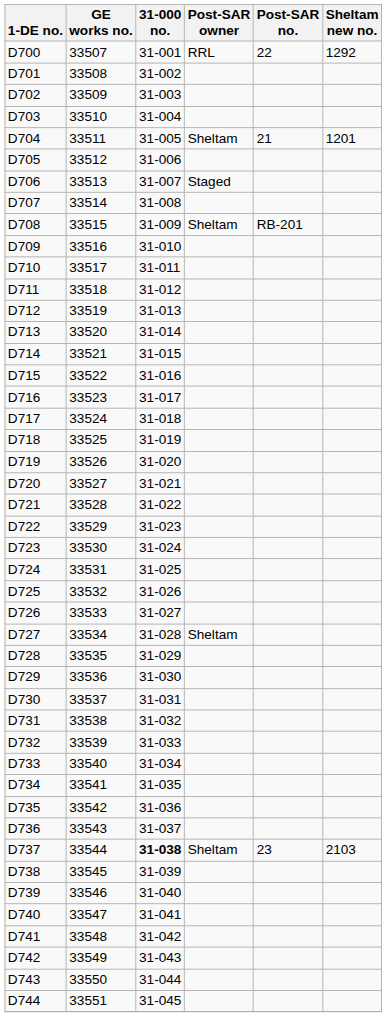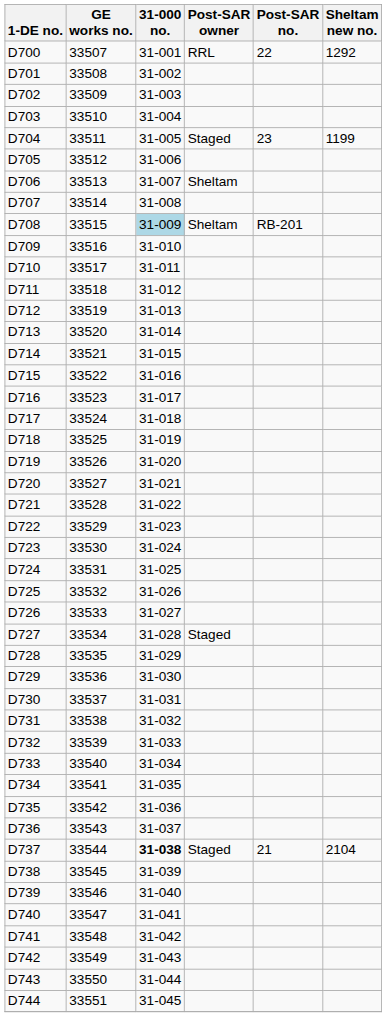(213, 138) Sheltam -> (209, 138) Staged
(264, 138) 21 -> (264, 138) 23
(341, 138) 1201 -> (340, 138) 1199
(209, 181) Staged -> (213, 181) Sheltam
(160, 224) no background -> (160, 224) lightblue background
(213, 634) Sheltam -> (209, 634) Staged
(213, 850) Sheltam -> (209, 850) Staged
(264, 850) 23 -> (264, 850) 21
(341, 850) 2103 -> (341, 850) 2104
